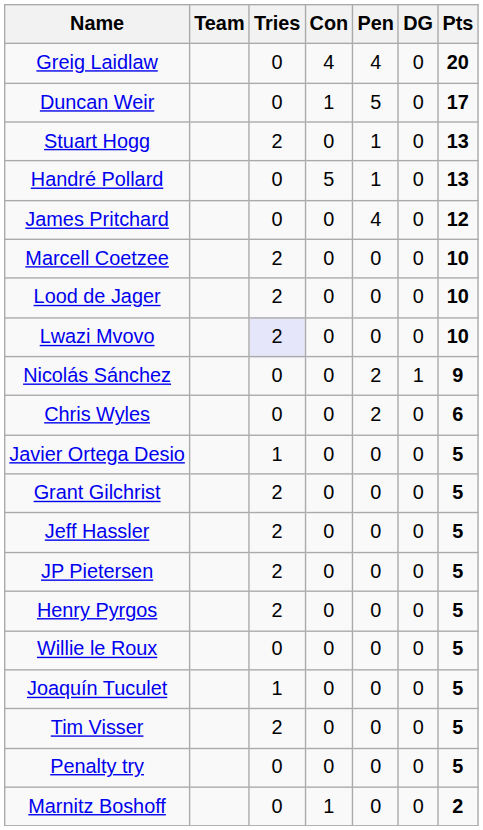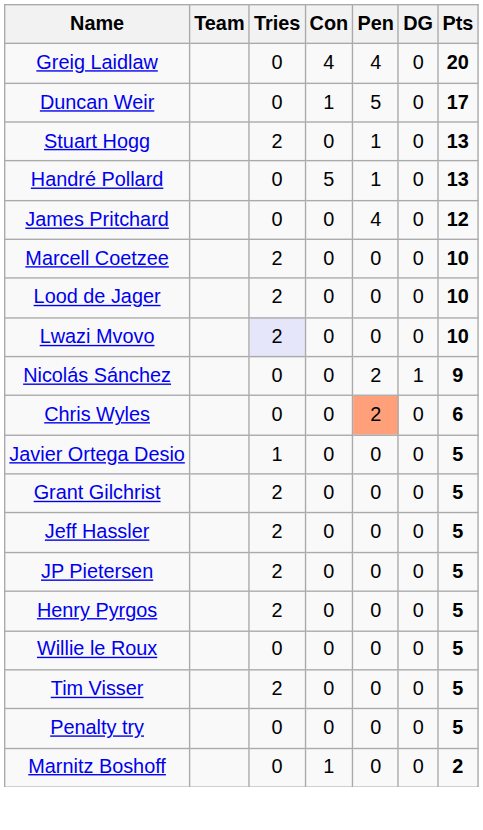(376, 415) no background -> (376, 415) lightsalmon background
- row: (97, 688)
